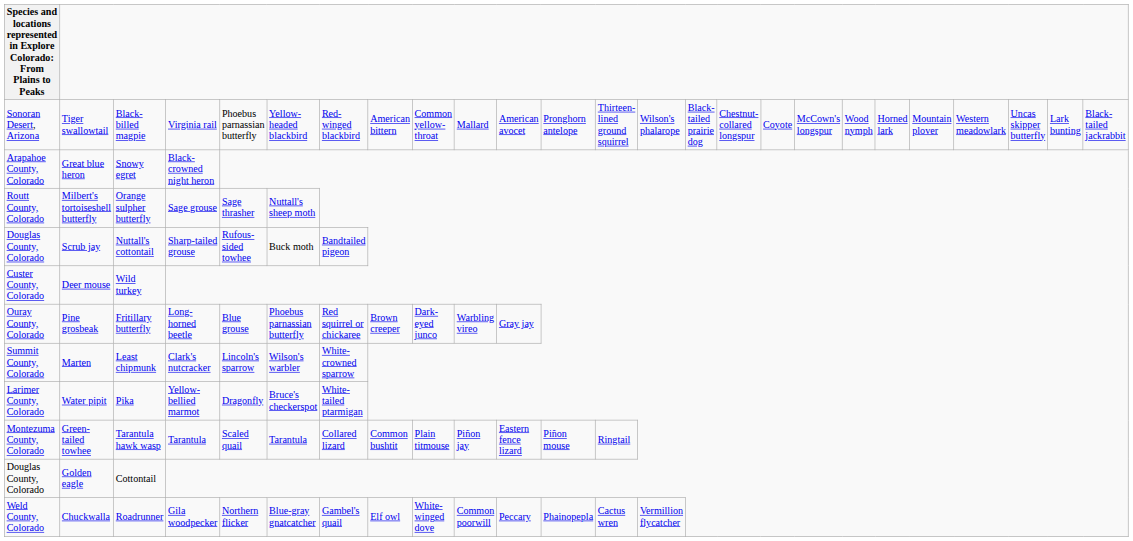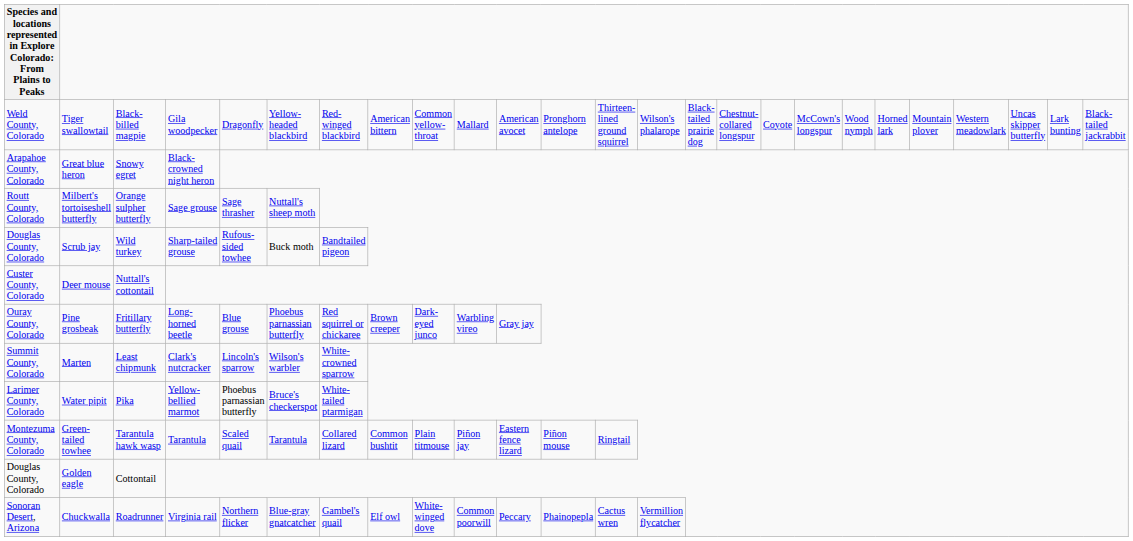(23, 124) Sonoran Desert, Arizona -> (25, 124) Weld County, Colorado
(192, 124) Virginia rail -> (193, 124) Gila woodpecker
(243, 124) Phoebus parnassian butterfly -> (243, 124) Dragonfly
(135, 246) Nuttall's cottontail -> (129, 246) Wild turkey
(129, 285) Wild turkey -> (135, 285) Nuttall's cottontail
(243, 401) Dragonfly -> (243, 401) Phoebus parnassian butterfly
(25, 517) Weld County, Colorado -> (23, 517) Sonoran Desert, Arizona
(193, 517) Gila woodpecker -> (192, 517) Virginia rail
